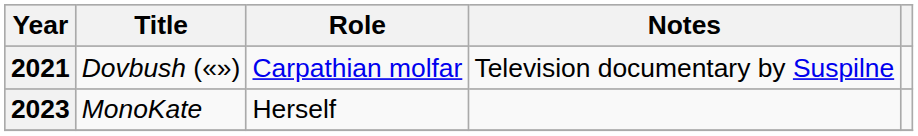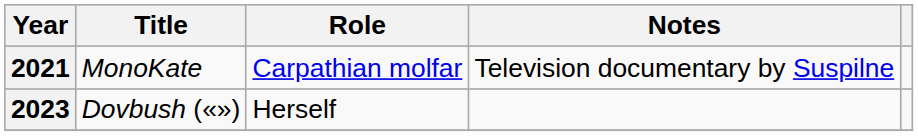(161, 67) Dovbush («») -> (142, 67) MonoKate
(142, 109) MonoKate -> (161, 109) Dovbush («»)
